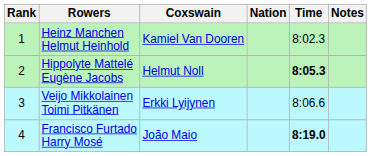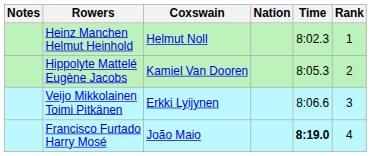columns swapped: (22, 13) <-> (347, 13)
(193, 39) Kamiel Van Dooren -> (177, 39) Helmut Noll
(173, 71) Helmut Noll -> (197, 71) Kamiel Van Dooren
(309, 71) bold -> (313, 71) normal
